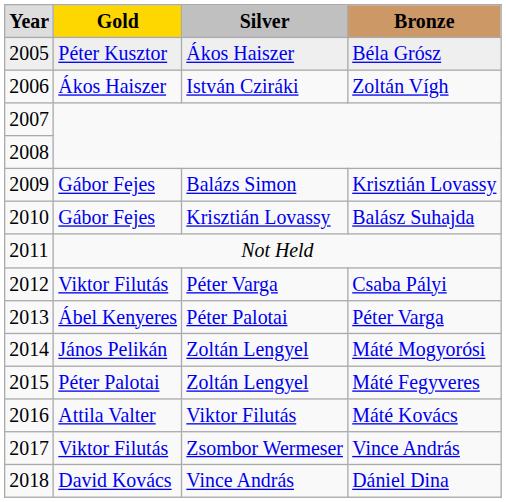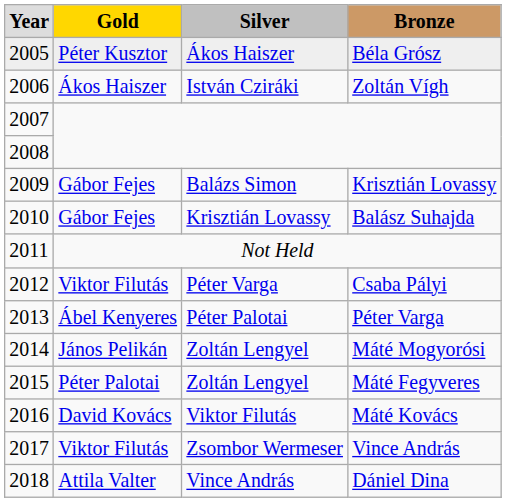(107, 415) Attila Valter -> (115, 415) David Kovács
(115, 480) David Kovács -> (107, 480) Attila Valter
